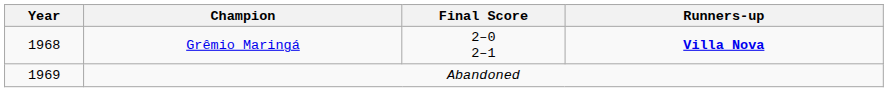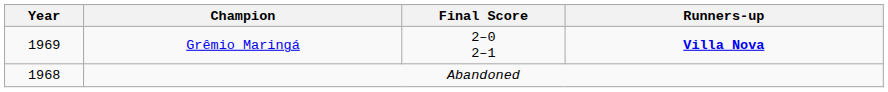(44, 45) 1968 -> (44, 45) 1969
(44, 75) 1969 -> (44, 75) 1968
